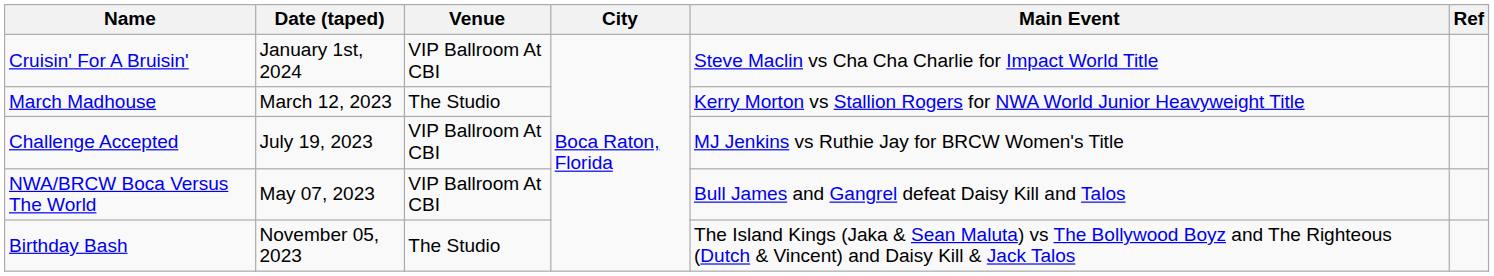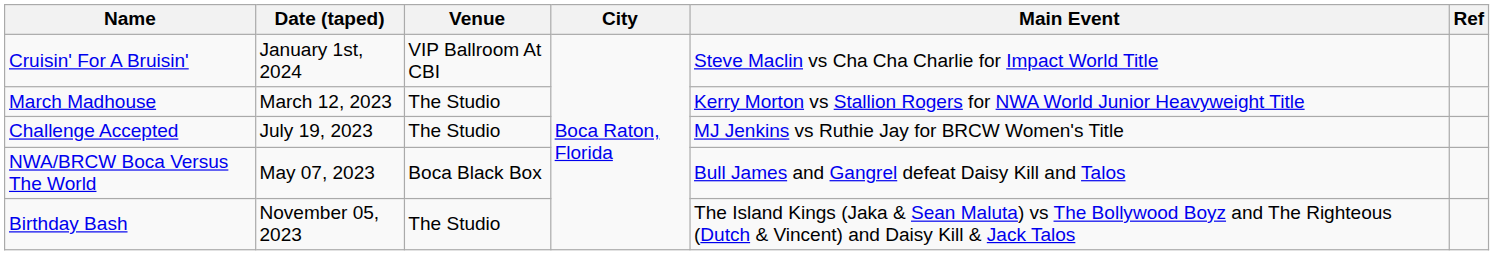(475, 142) VIP Ballroom At CBI -> (454, 131) The Studio
(475, 193) VIP Ballroom At CBI -> (475, 172) Boca Black Box
